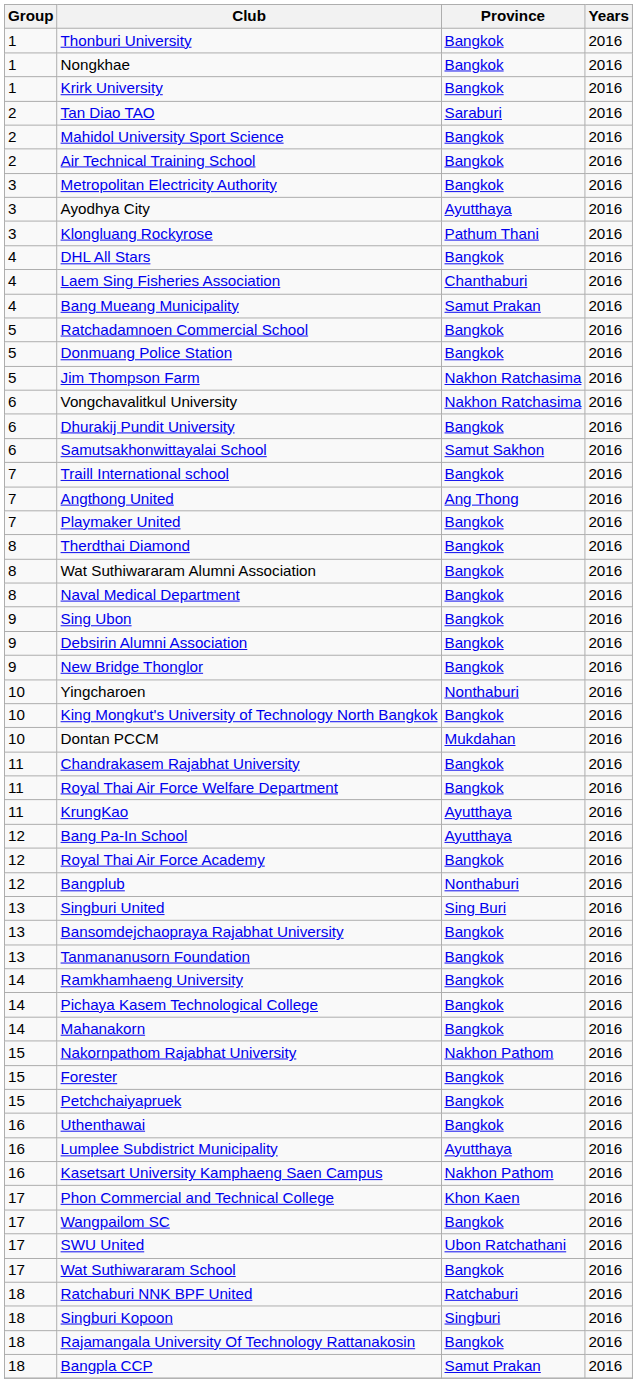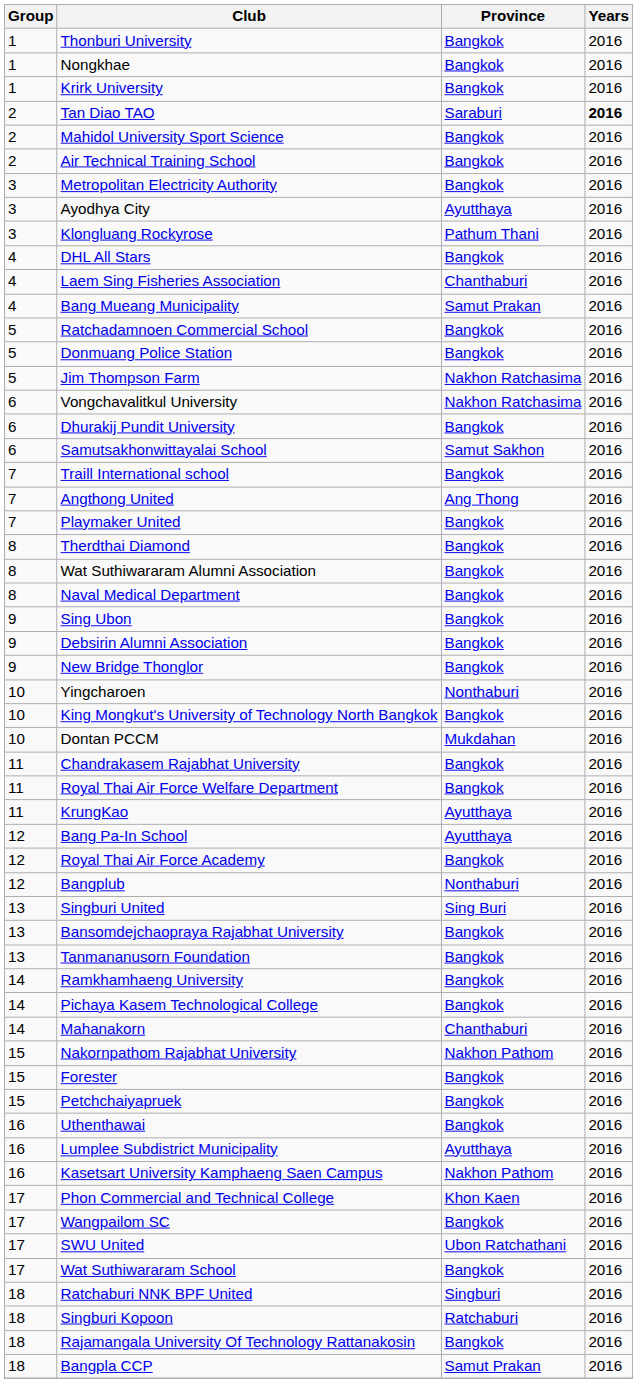(605, 112) normal -> (605, 112) bold
(474, 1029) Bangkok -> (486, 1029) Chanthaburi
(481, 1294) Ratchaburi -> (472, 1294) Singburi
(472, 1318) Singburi -> (481, 1318) Ratchaburi
